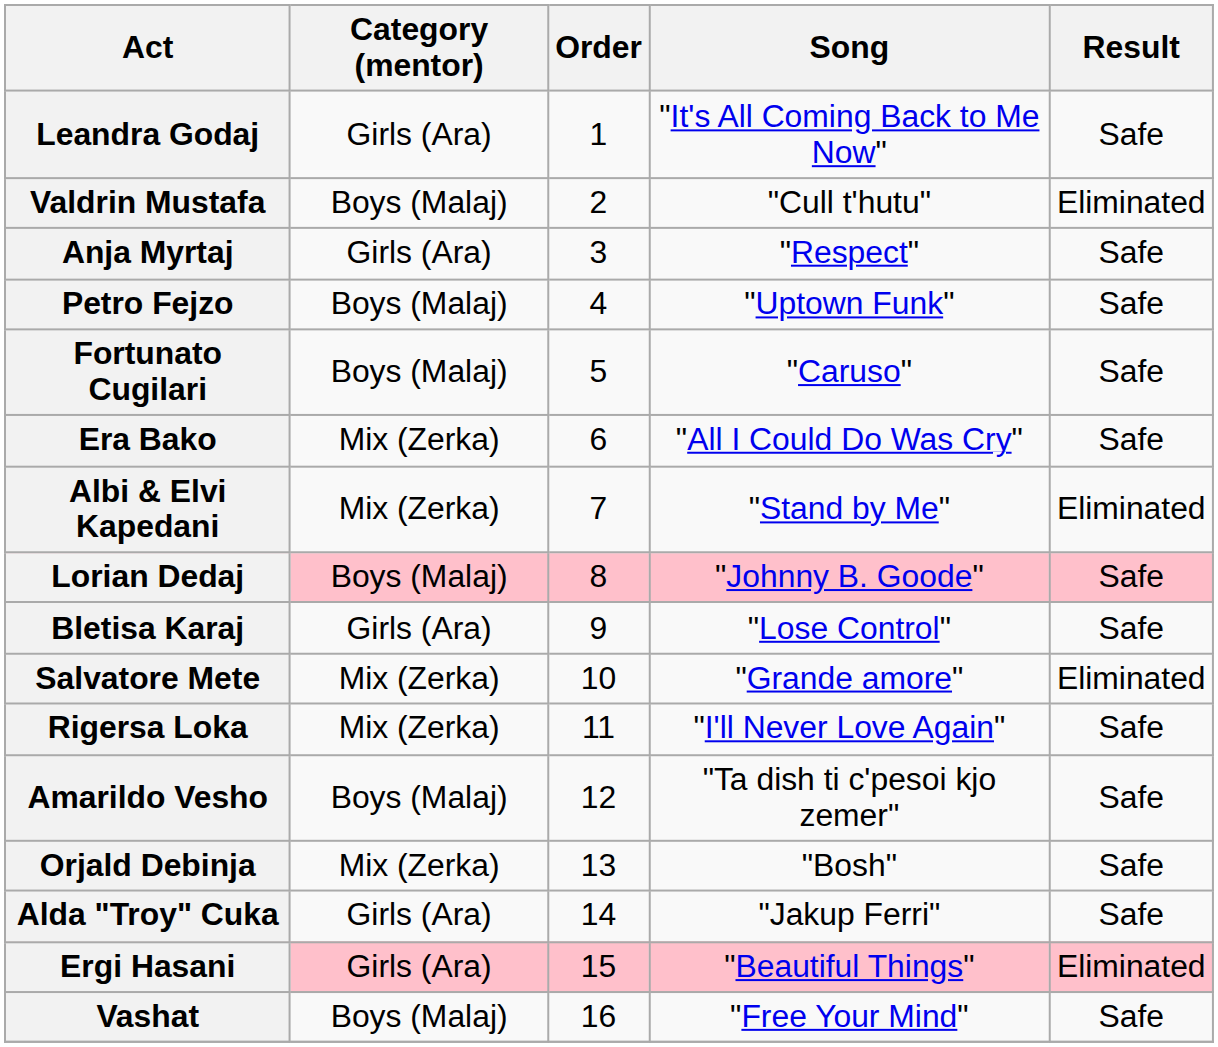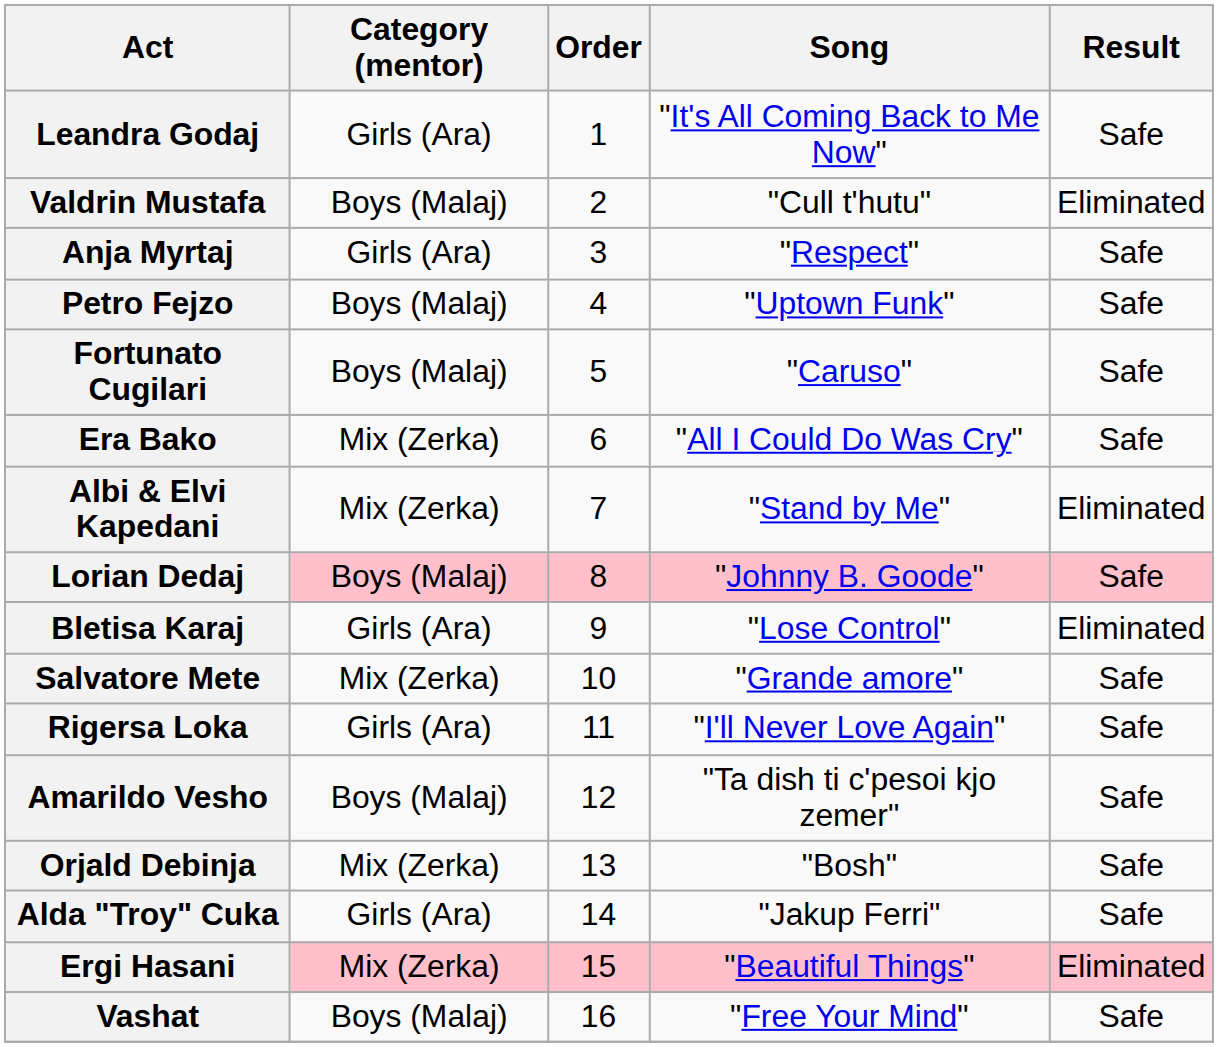(1131, 627) Safe -> (1131, 627) Eliminated
(1131, 677) Eliminated -> (1131, 677) Safe
(419, 728) Mix (Zerka) -> (419, 728) Girls (Ara)
(419, 966) Girls (Ara) -> (419, 966) Mix (Zerka)
